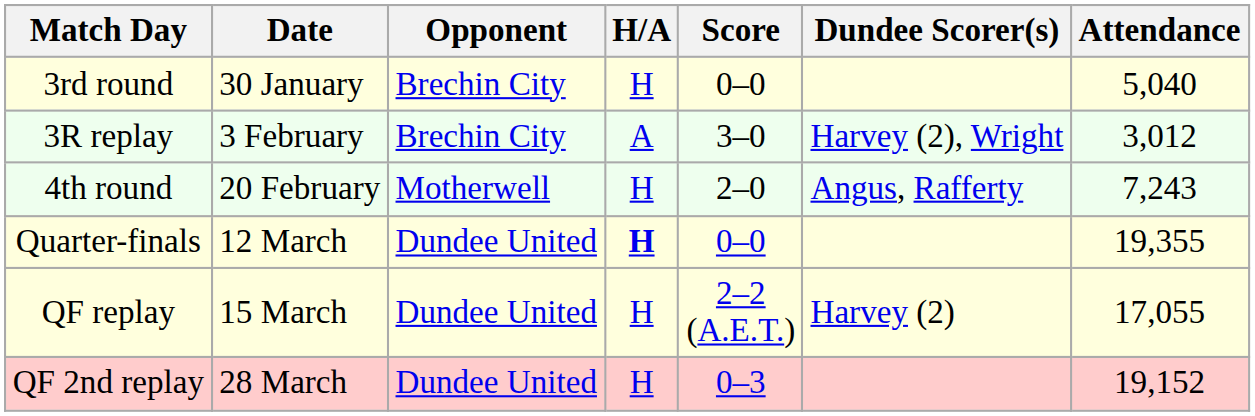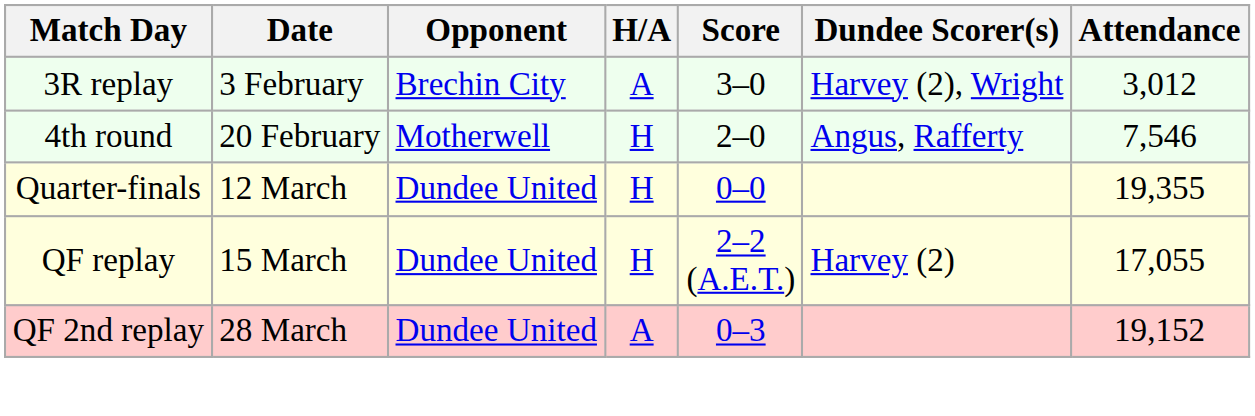- row: (108, 83)
(1160, 188) 7,243 -> (1160, 135) 7,546
(642, 240) bold -> (642, 188) normal
(642, 383) H -> (642, 330) A
